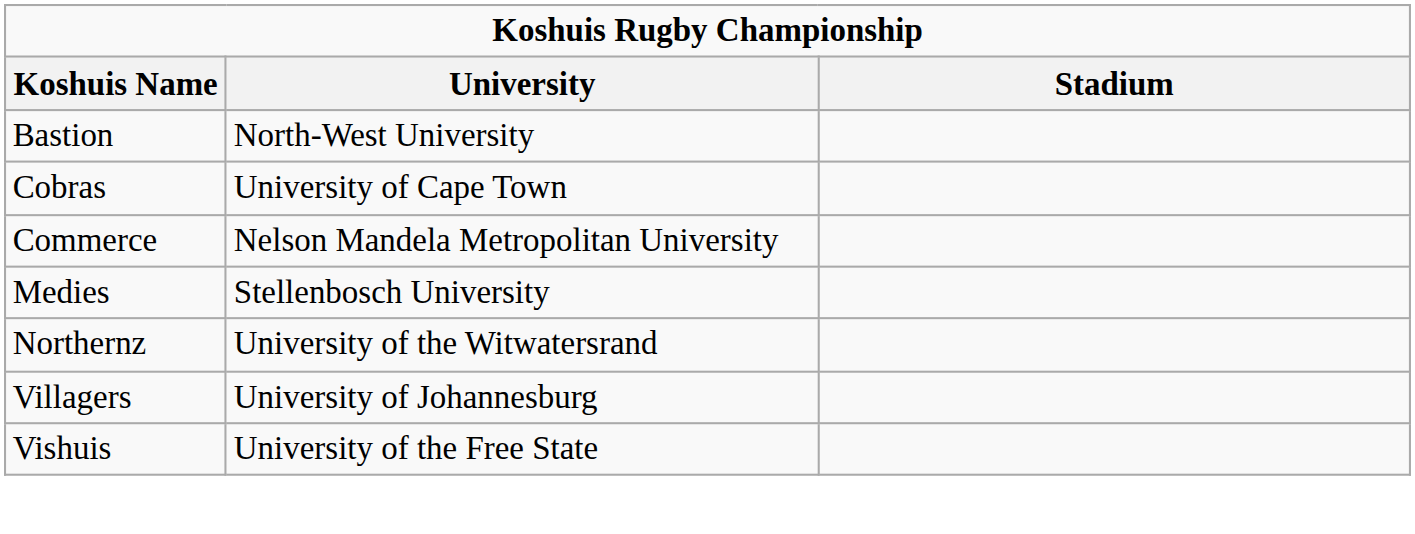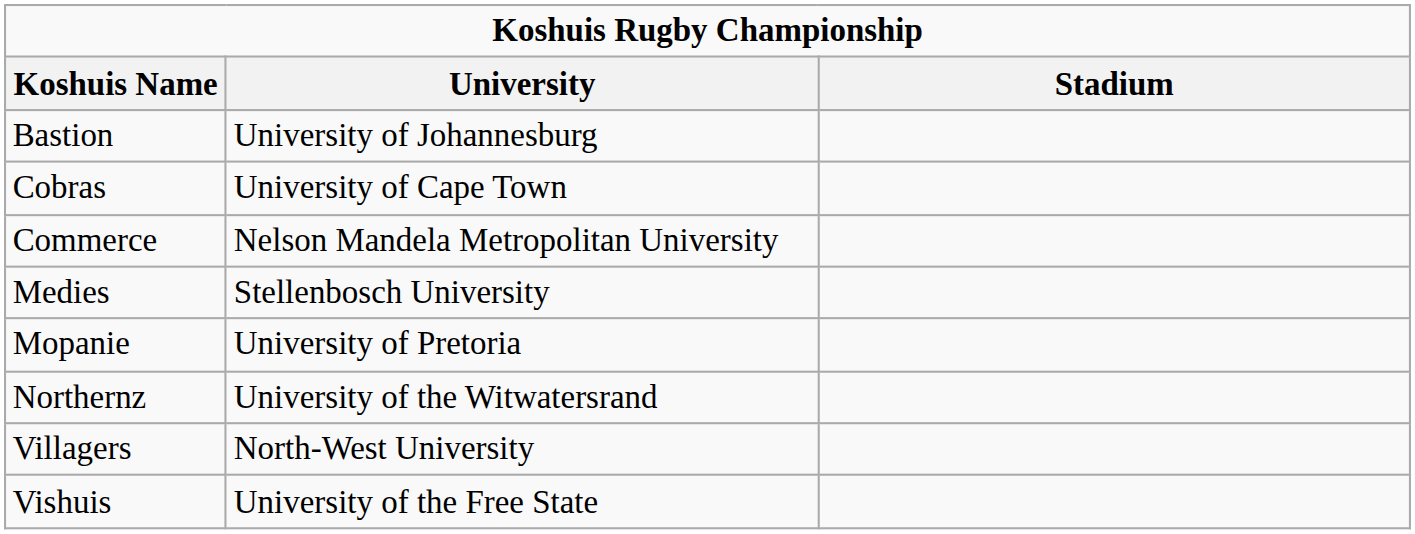(384, 135) North-West University -> (416, 135) University of Johannesburg
+ row: (71, 344)
(416, 396) University of Johannesburg -> (384, 448) North-West University
